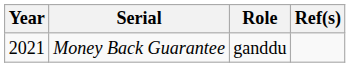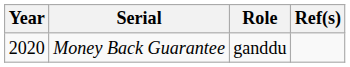(27, 47) 2021 -> (27, 47) 2020
